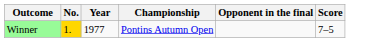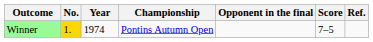+ column: (357, 12)
(94, 29) 1977 -> (94, 29) 1974
